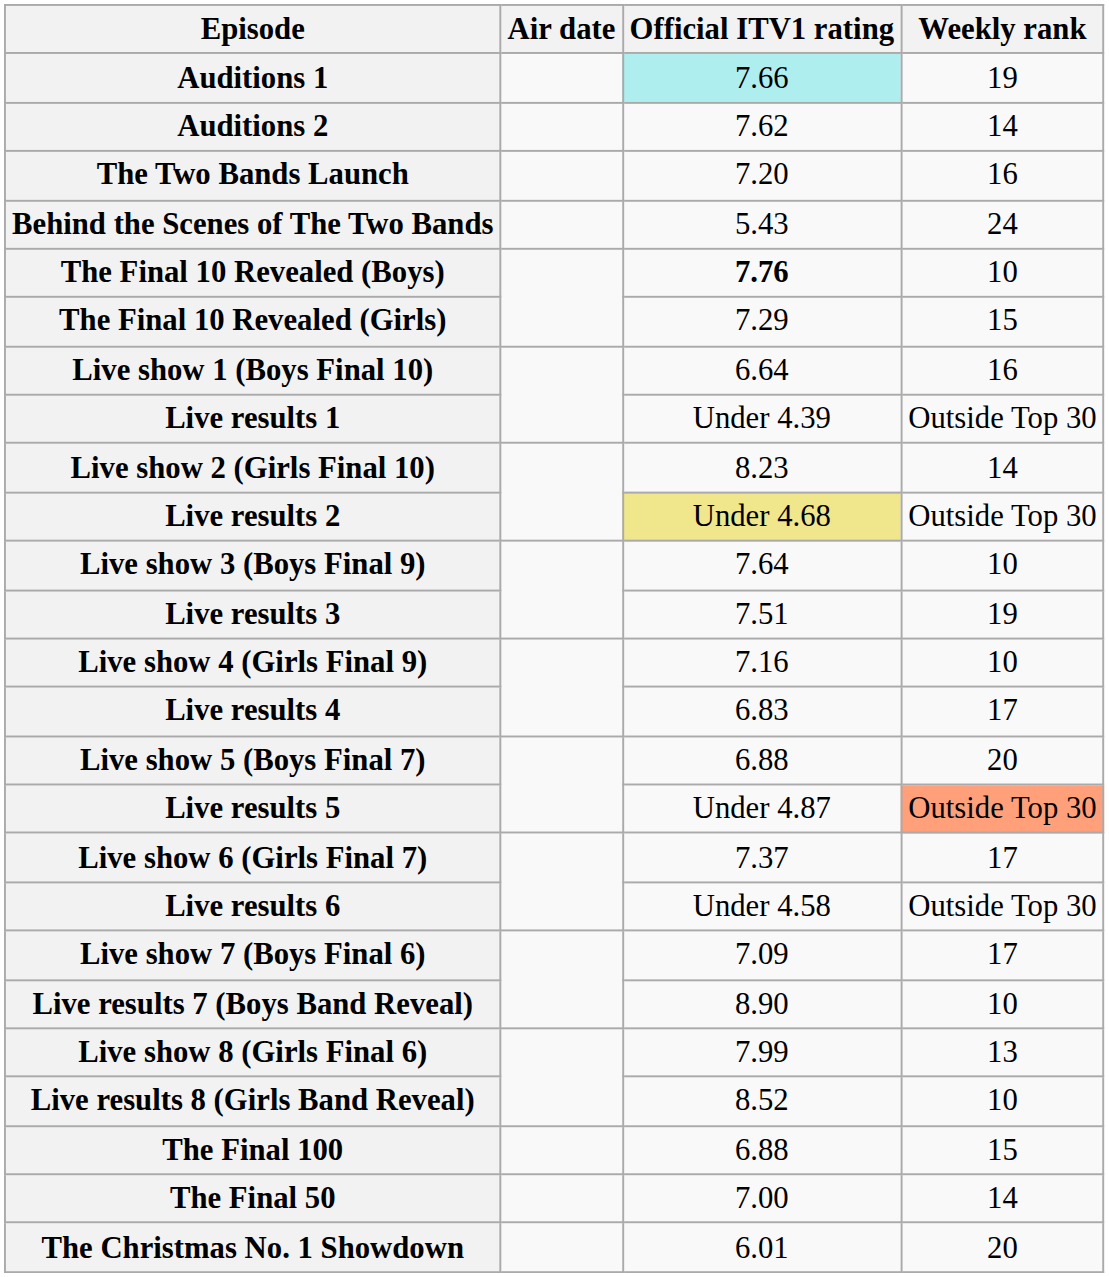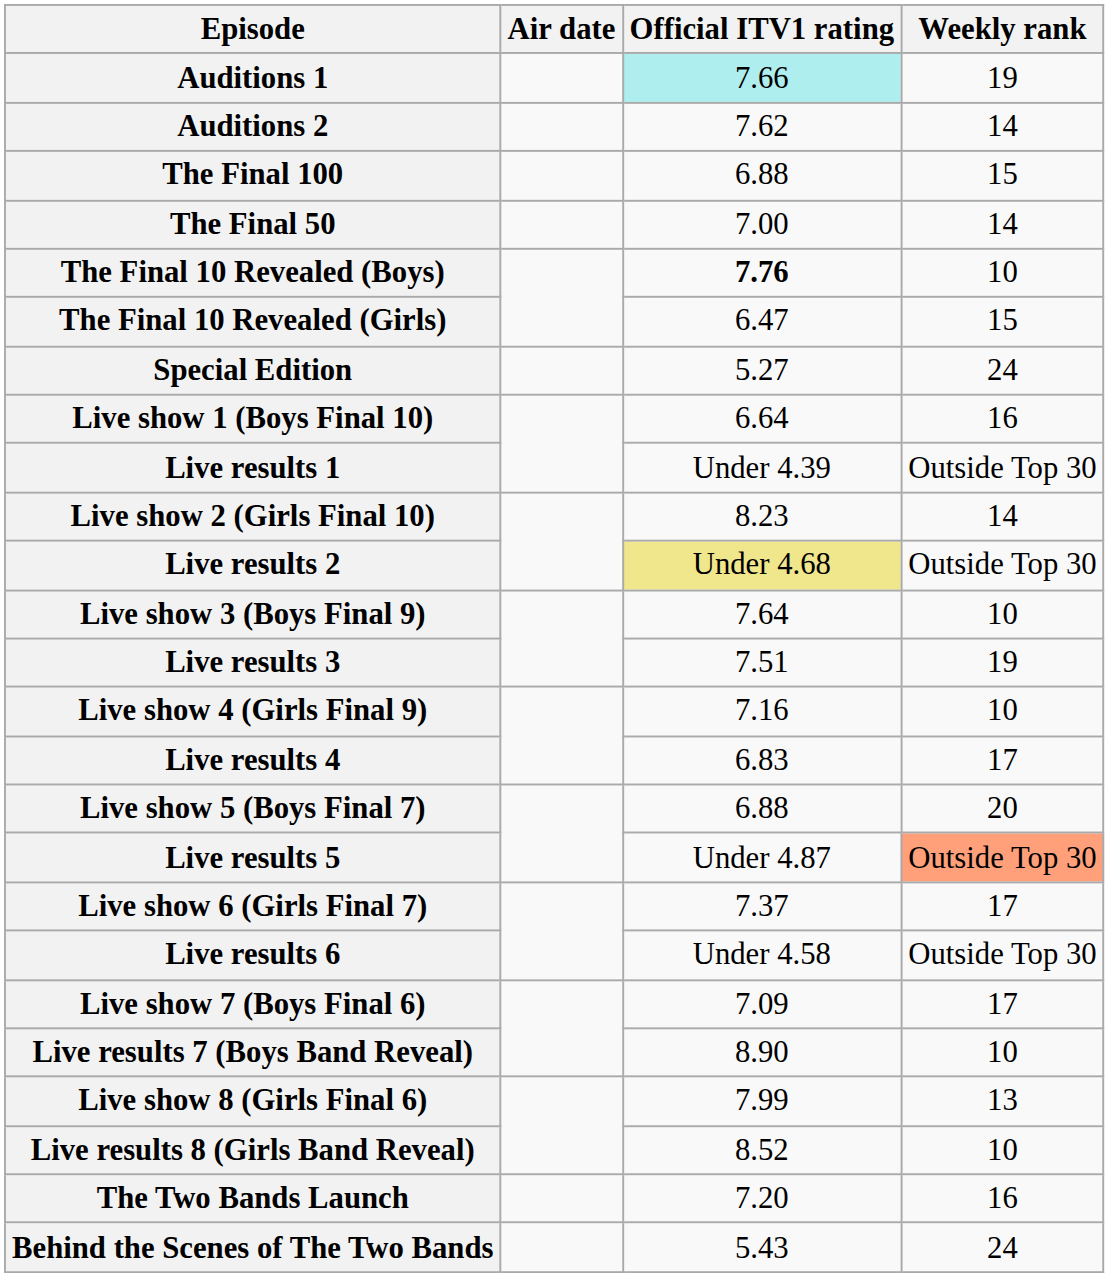rows swapped: (253, 1149) <-> (253, 175)
rows swapped: (253, 1198) <-> (253, 223)
(762, 321) 7.29 -> (762, 321) 6.47
+ row: (253, 369)
- row: (253, 1246)
